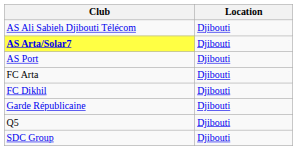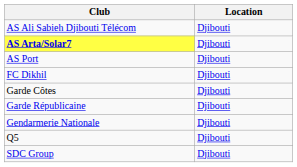- row: (22, 75)
+ row: (31, 91)
+ row: (53, 122)
